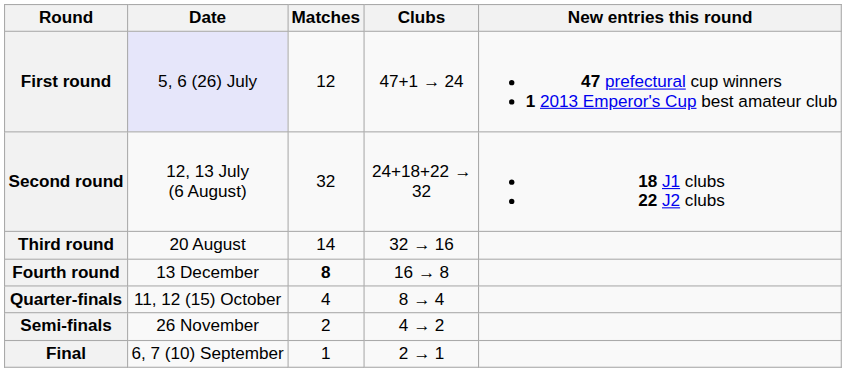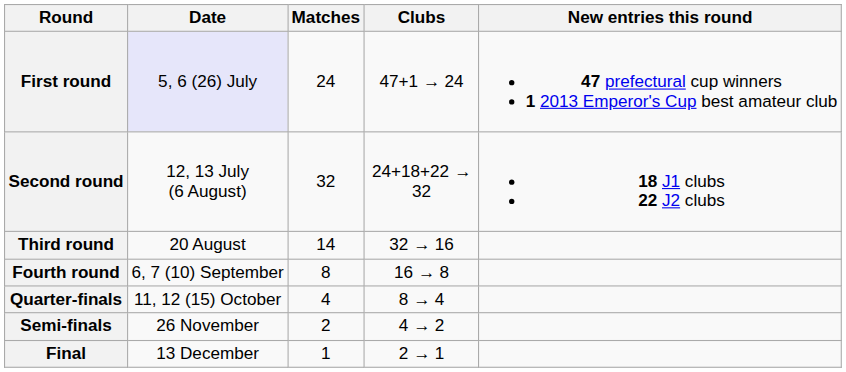(326, 81) 12 -> (326, 81) 24
(208, 272) 13 December -> (208, 272) 6, 7 (10) September
(326, 272) bold -> (326, 272) normal
(208, 353) 6, 7 (10) September -> (208, 353) 13 December
